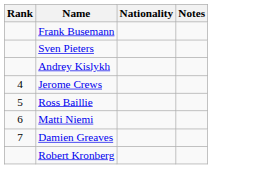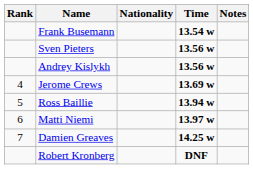+ column: (196, 13)
